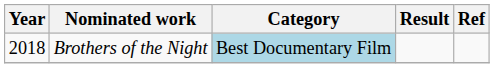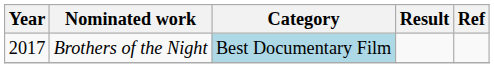(27, 47) 2018 -> (27, 47) 2017
